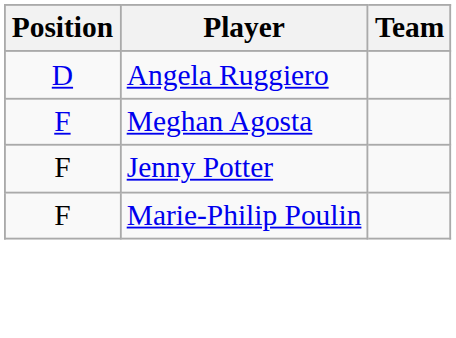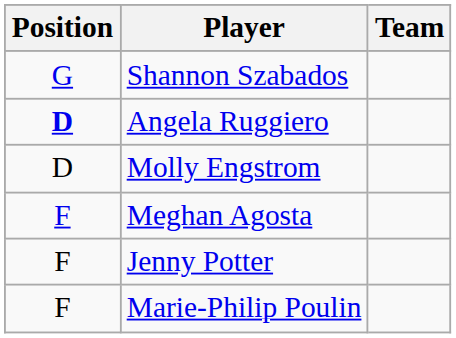+ row: (238, 74)
(62, 74) normal -> (62, 121) bold
+ row: (224, 167)
